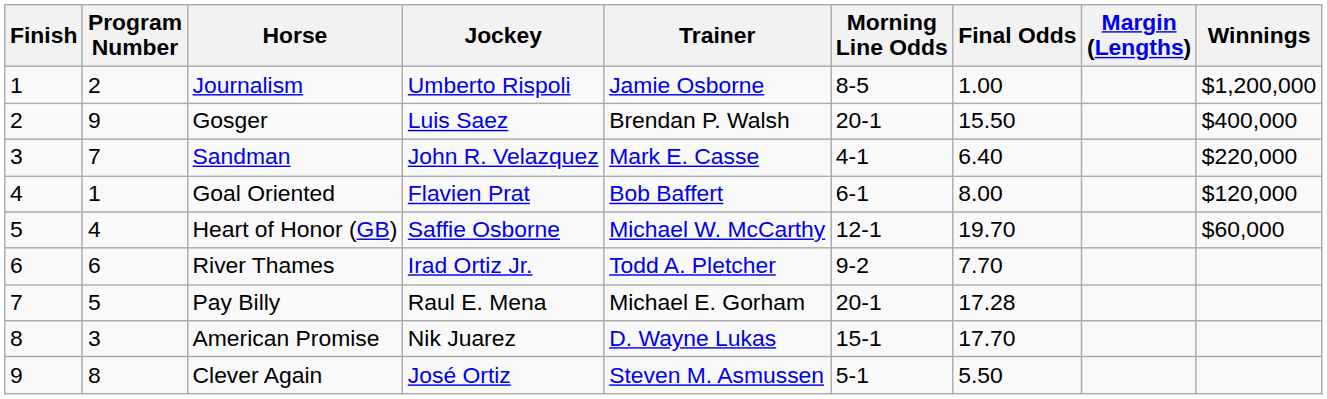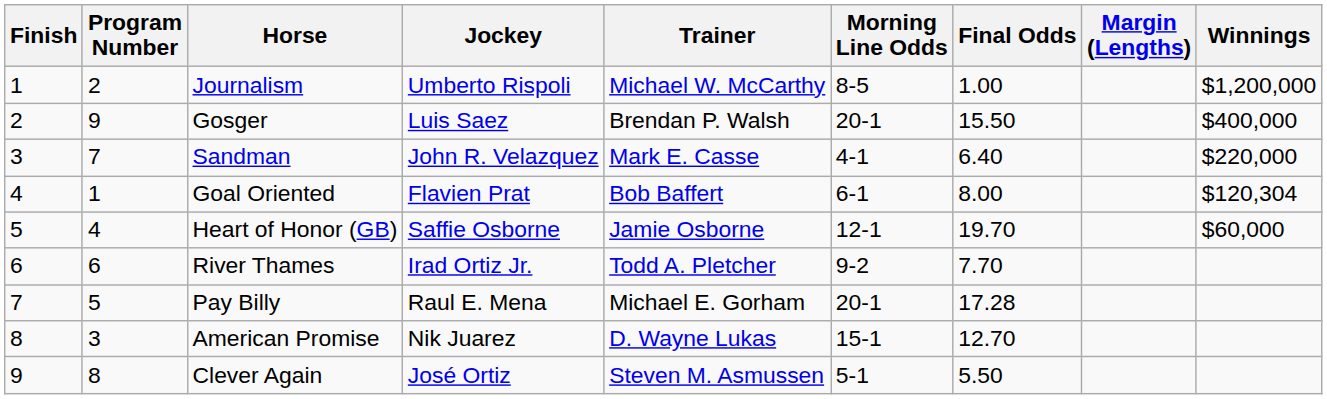(687, 84) Jamie Osborne -> (717, 84) Michael W. McCarthy
(1249, 193) $120,000 -> (1249, 193) $120,304
(717, 229) Michael W. McCarthy -> (687, 229) Jamie Osborne
(987, 338) 17.70 -> (987, 338) 12.70
